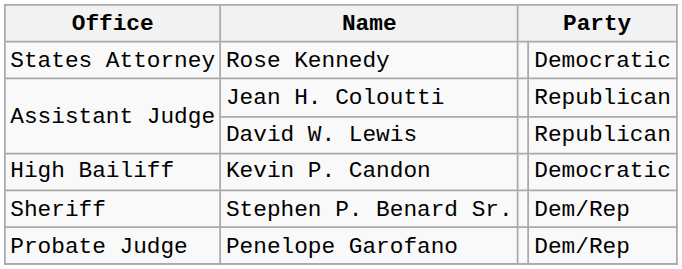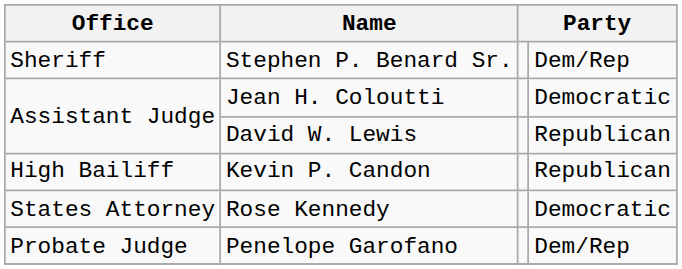rows swapped: (308, 60) <-> (369, 209)
(603, 98) Republican -> (603, 98) Democratic
(603, 172) Democratic -> (603, 172) Republican
